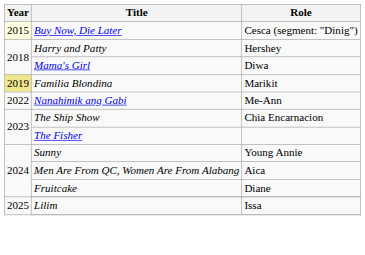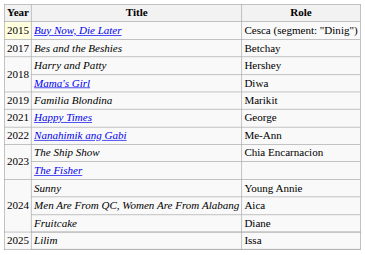+ row: (78, 48)
(18, 83) khaki background -> (18, 100) no background
+ row: (63, 118)
